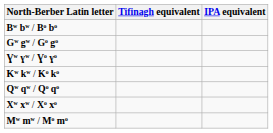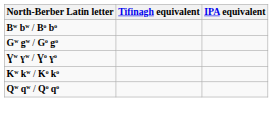- row: (32, 105)
- row: (37, 120)
